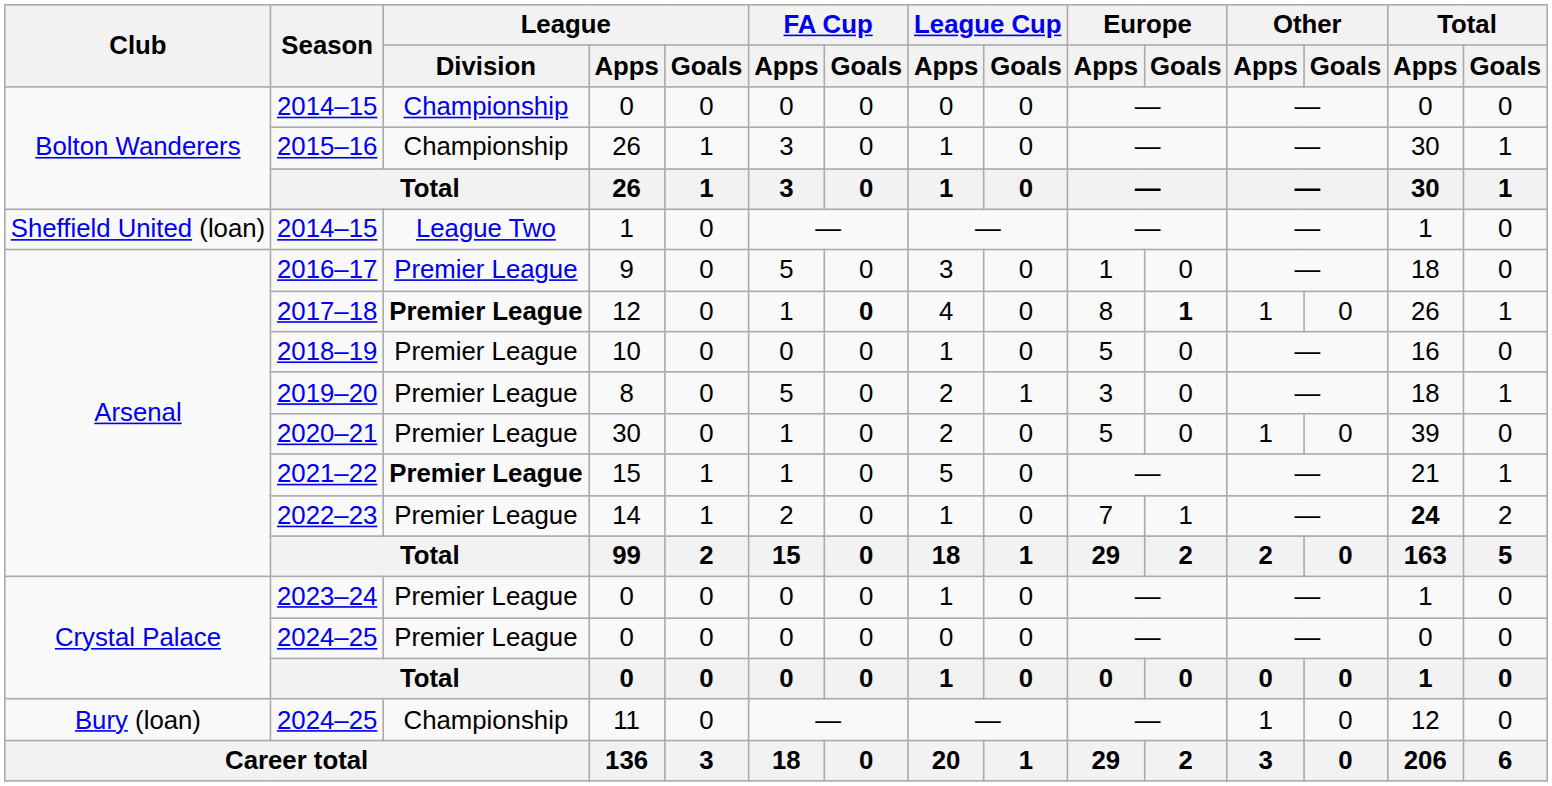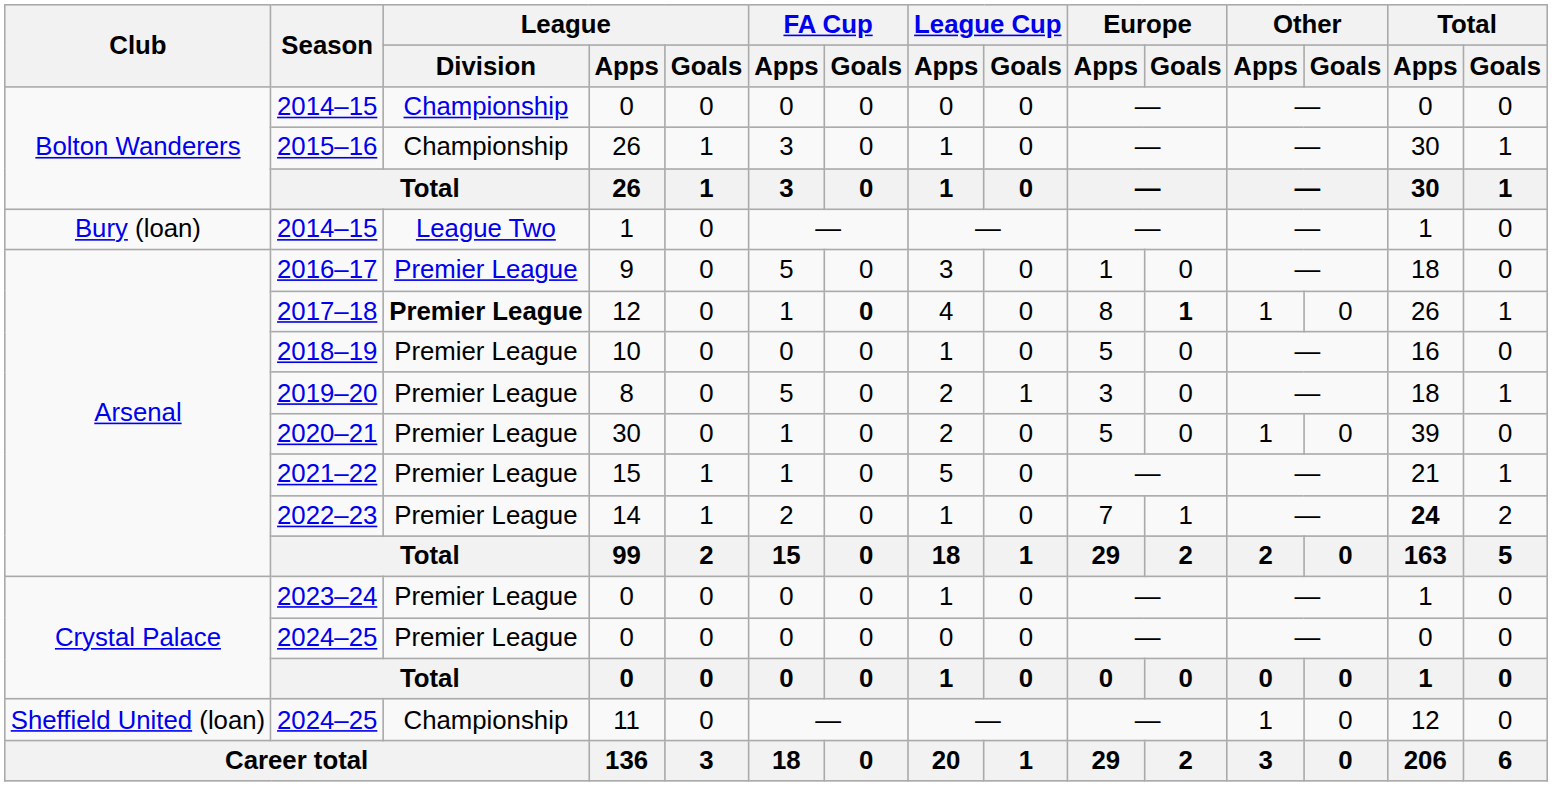(138, 229) Sheffield United (loan) -> (138, 229) Bury (loan)
(486, 474) bold -> (486, 474) normal
(138, 719) Bury (loan) -> (138, 719) Sheffield United (loan)
